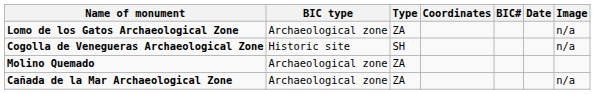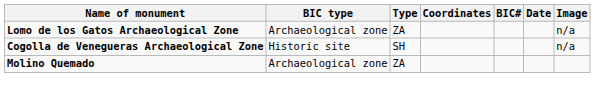- row: (120, 81)
